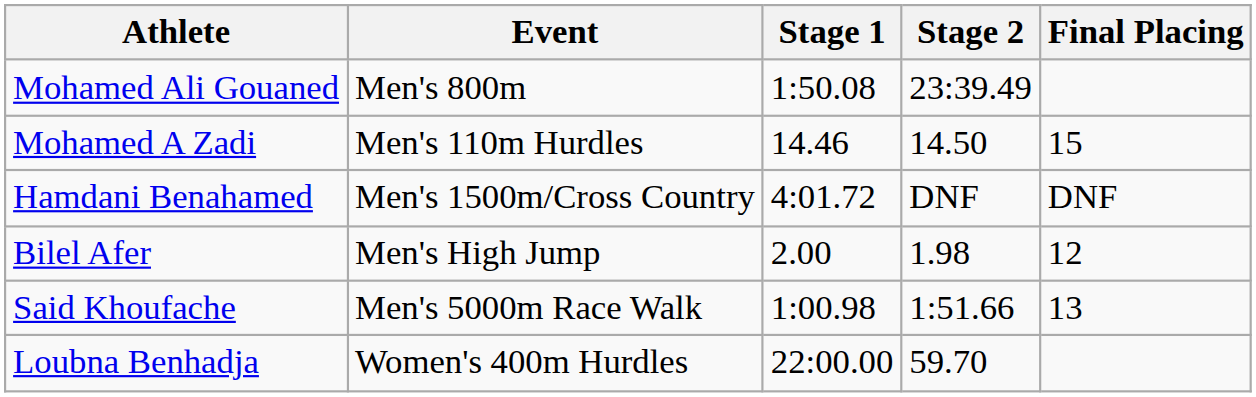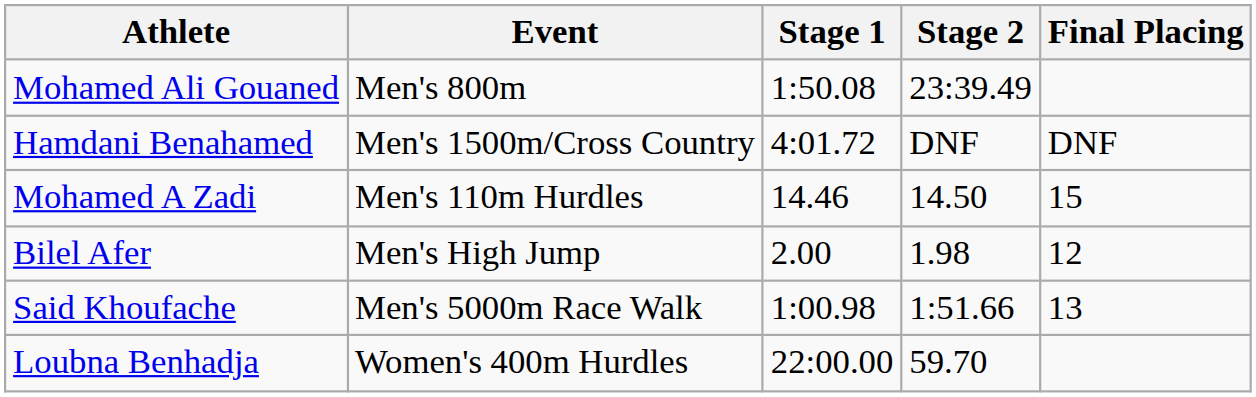rows swapped: (163, 197) <-> (135, 142)
